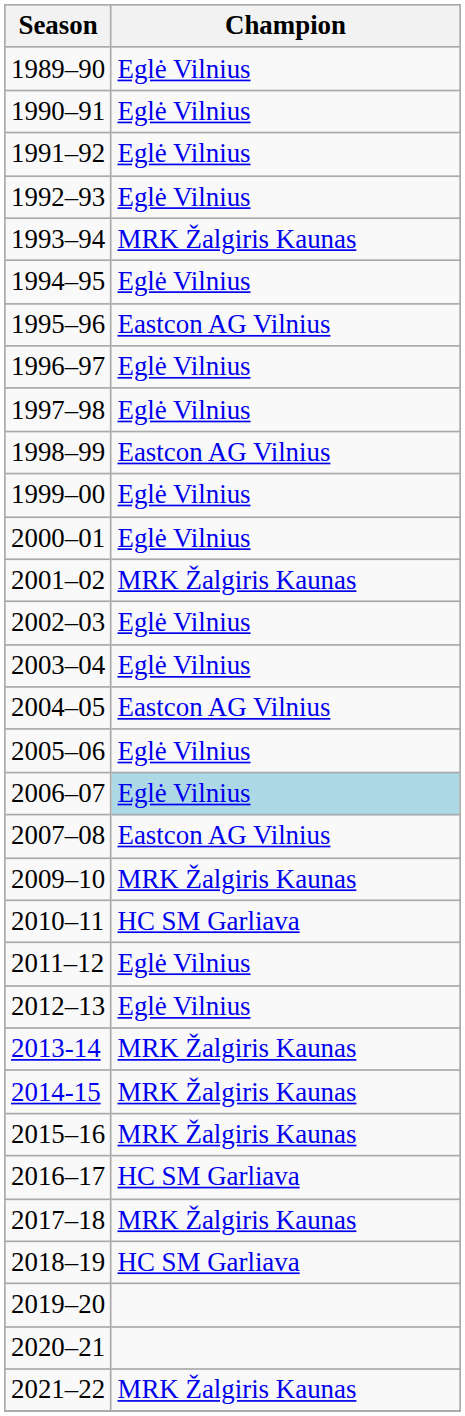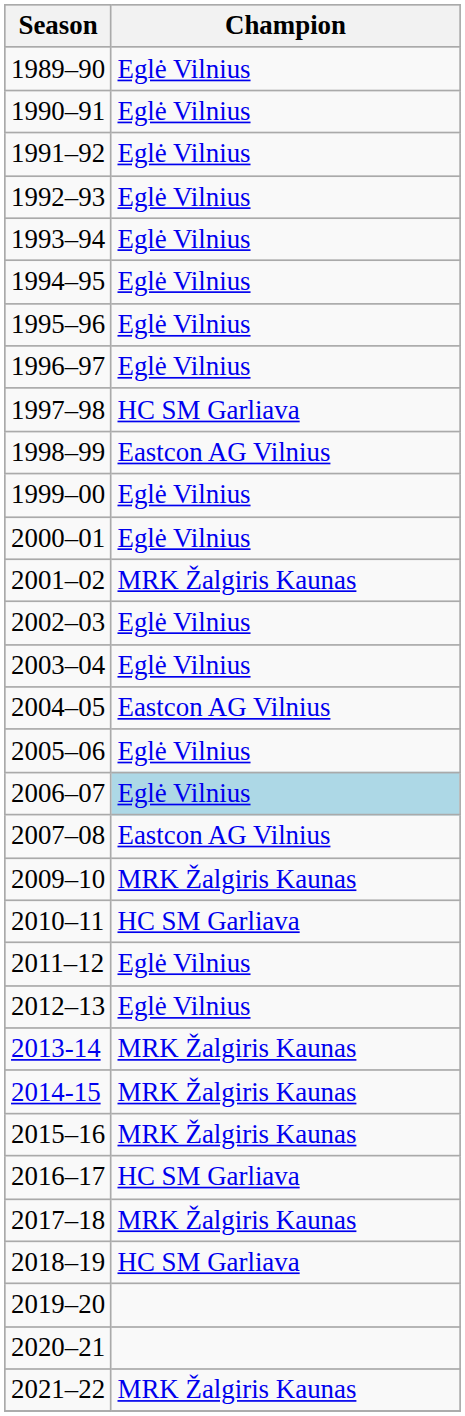(237, 238) MRK Žalgiris Kaunas -> (184, 238) Eglė Vilnius
(224, 324) Eastcon AG Vilnius -> (184, 324) Eglė Vilnius
(184, 409) Eglė Vilnius -> (209, 409) HC SM Garliava
